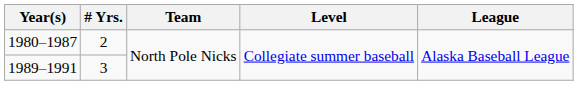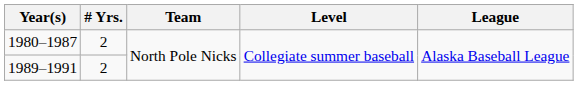(104, 67) 3 -> (104, 67) 2
